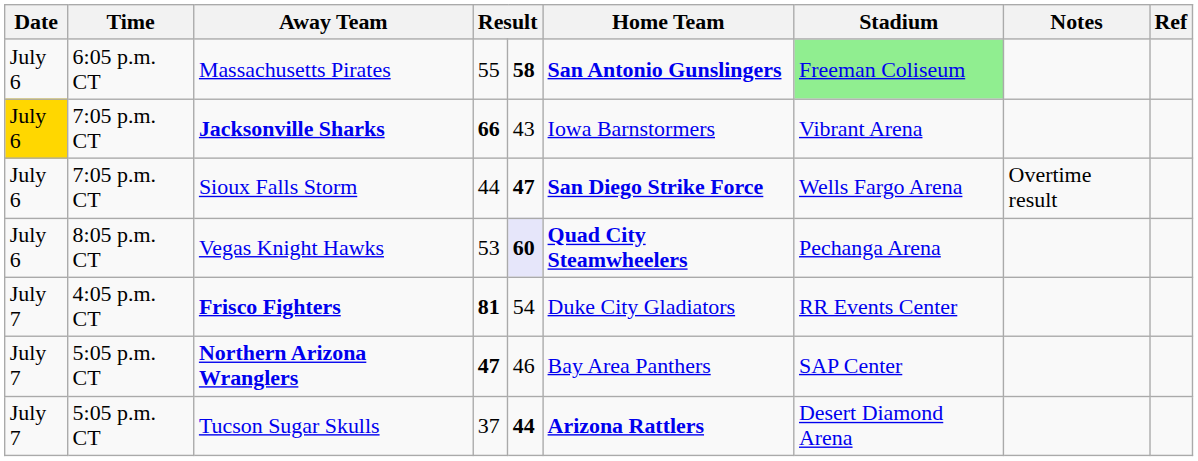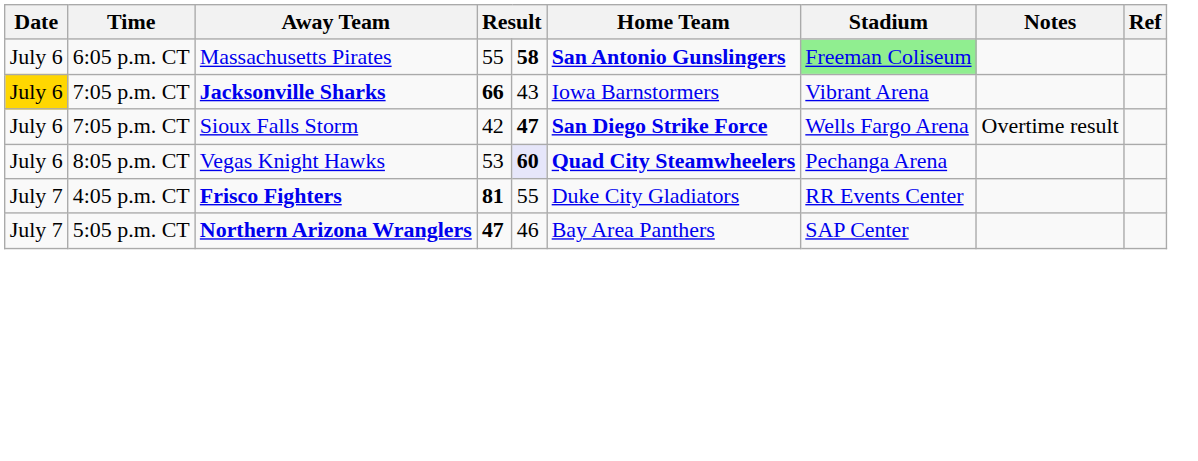(489, 187) 44 -> (493, 126) 42
(524, 306) 54 -> (528, 195) 55
- row: (289, 425)
